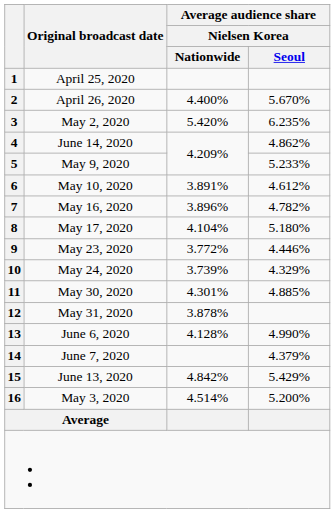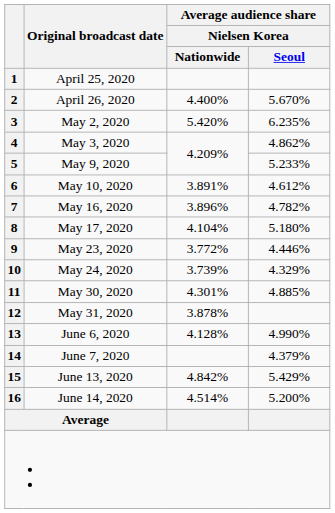(95, 142) June 14, 2020 -> (95, 142) May 3, 2020
(95, 398) May 3, 2020 -> (95, 398) June 14, 2020
